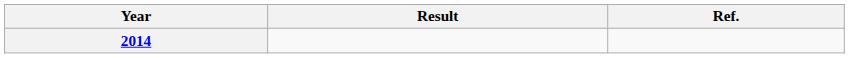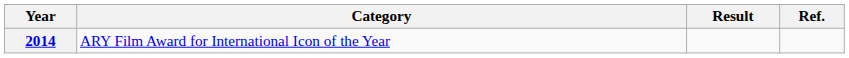+ column: (381, 16)
